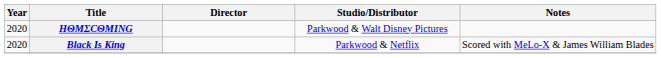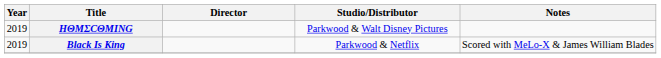(17, 28) 2020 -> (17, 28) 2019
(17, 45) 2020 -> (17, 45) 2019
